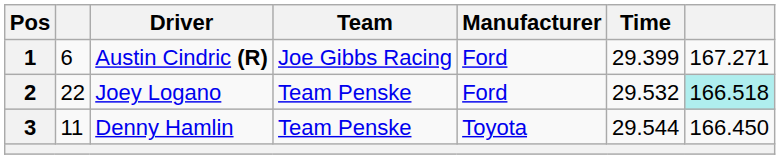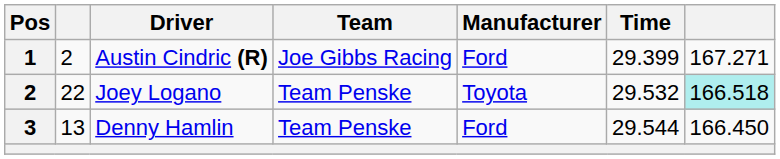(67, 57) 6 -> (67, 57) 2
(485, 92) Ford -> (495, 92) Toyota
(72, 127) 11 -> (73, 127) 13
(495, 127) Toyota -> (485, 127) Ford
